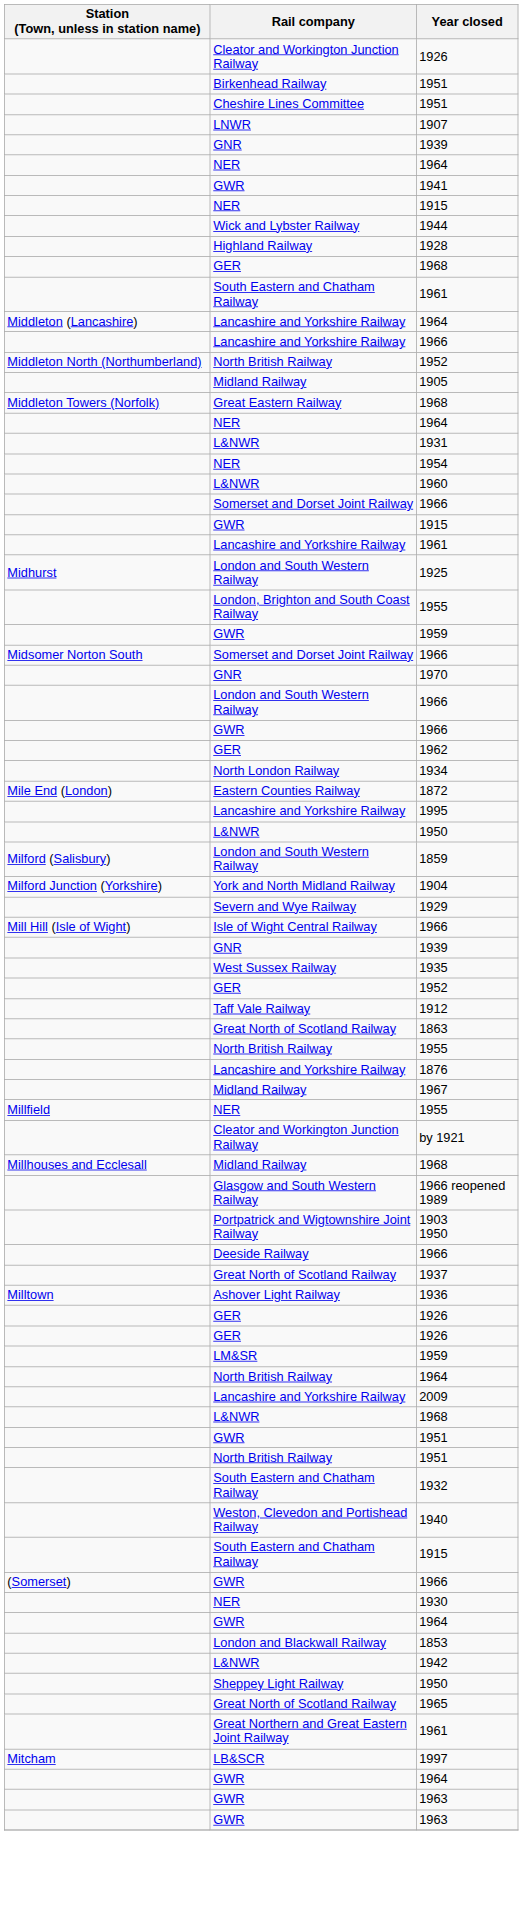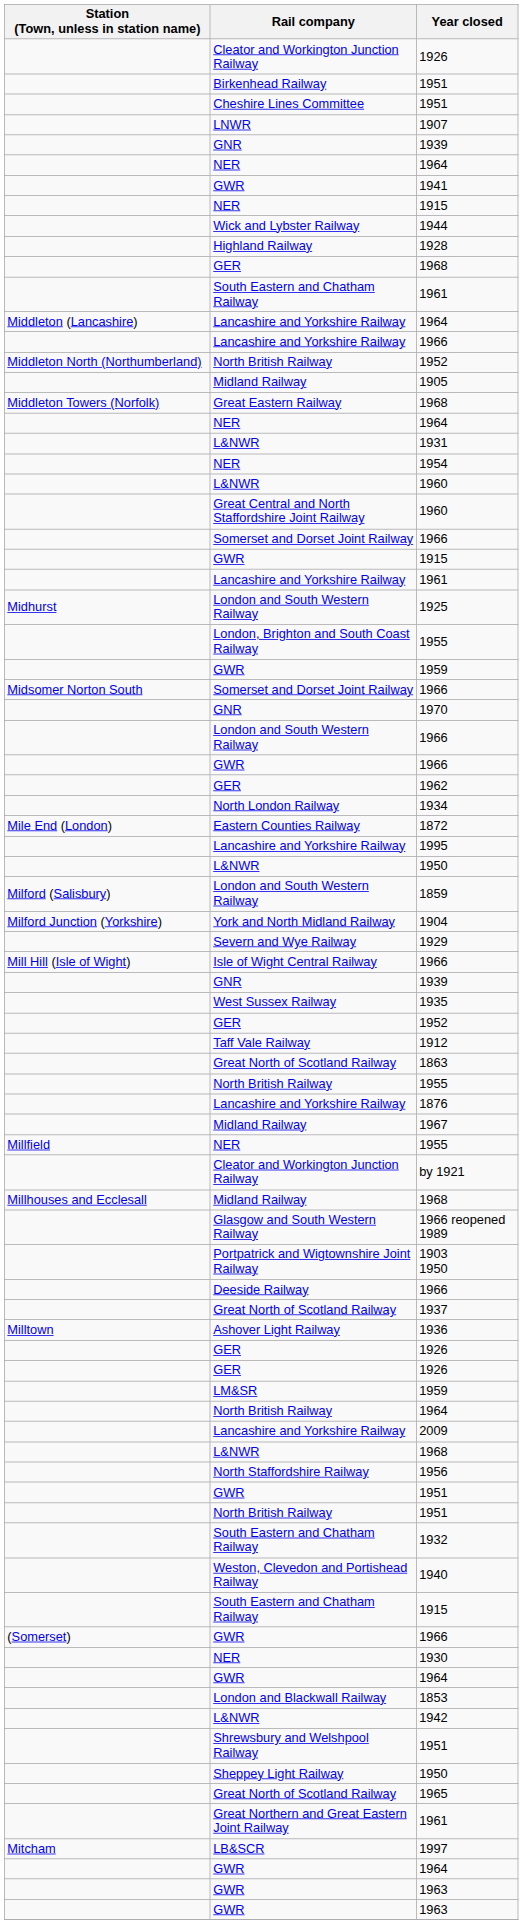+ row: (289, 511)
+ row: (291, 1472)
+ row: (291, 1745)
